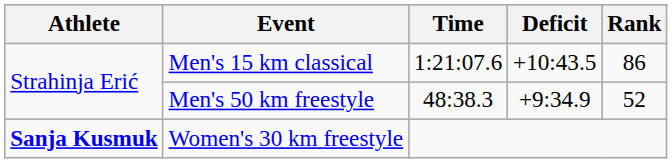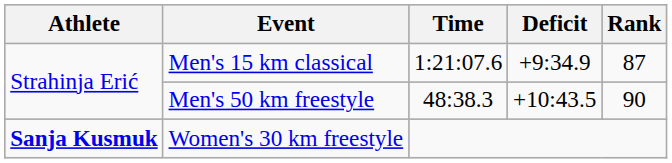(555, 62) +10:43.5 -> (555, 62) +9:34.9
(634, 62) 86 -> (634, 62) 87
(555, 100) +9:34.9 -> (555, 100) +10:43.5
(634, 100) 52 -> (634, 100) 90
